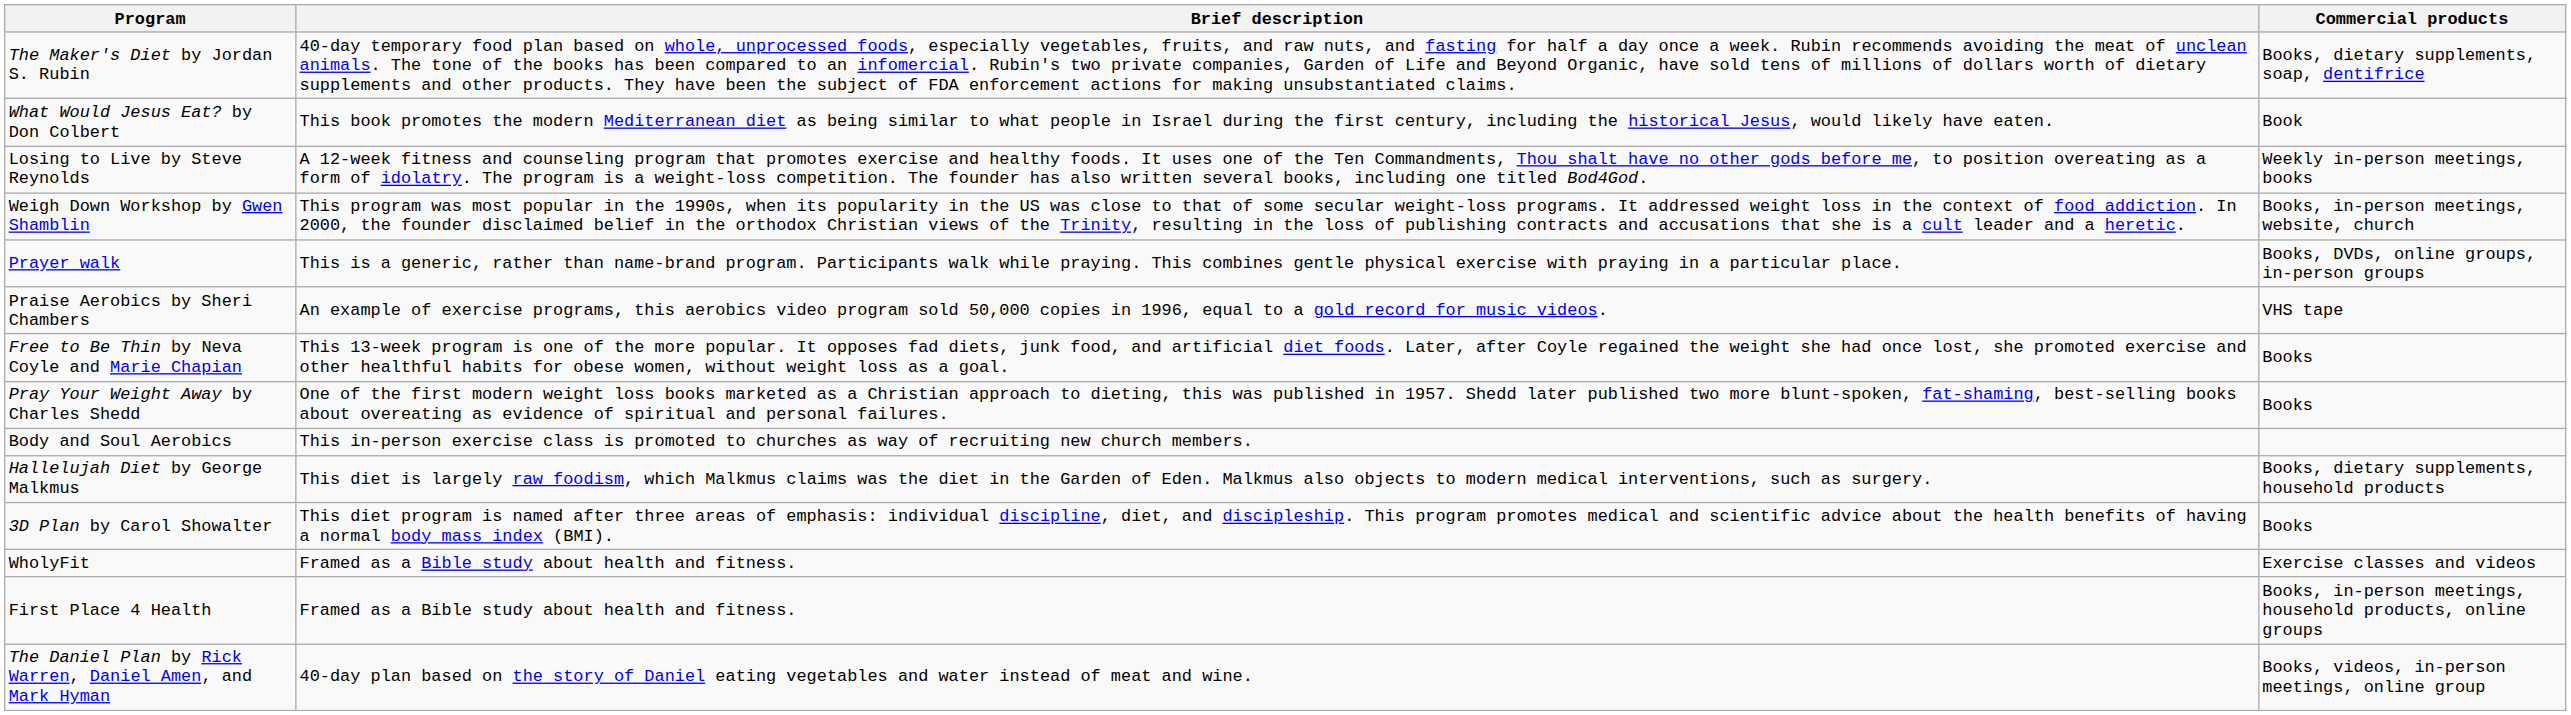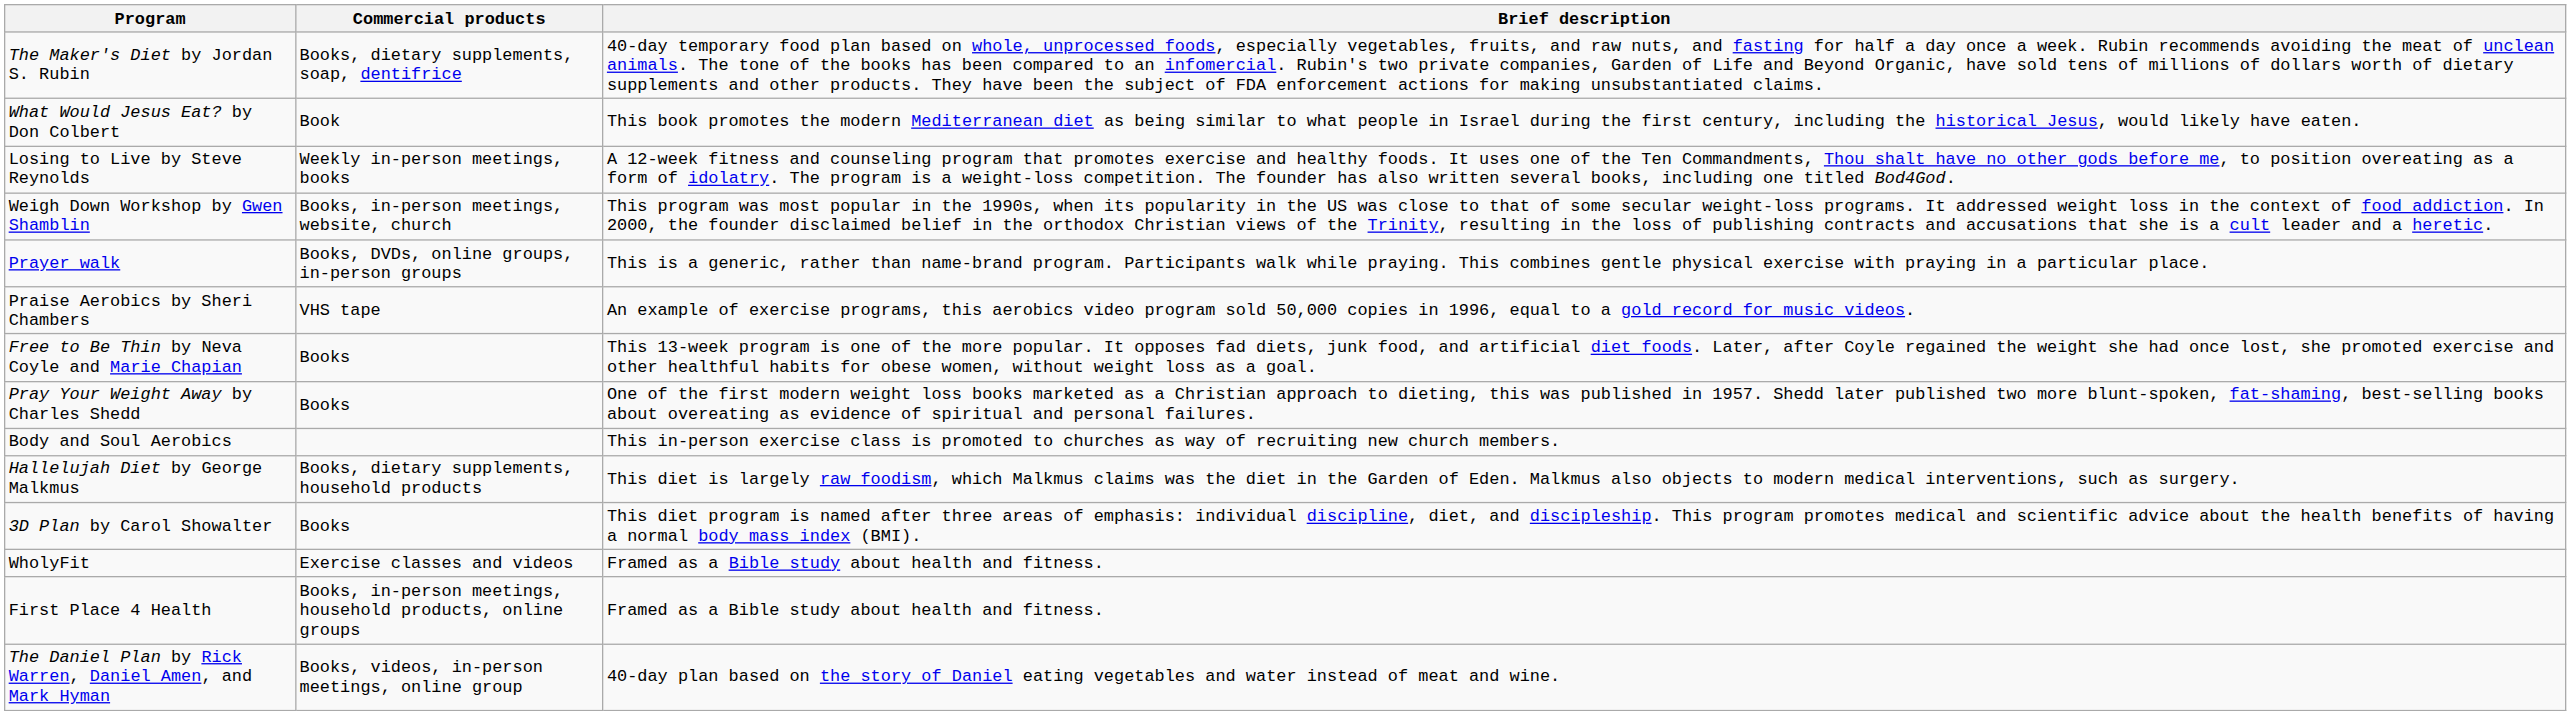columns swapped: (1277, 18) <-> (2412, 18)
